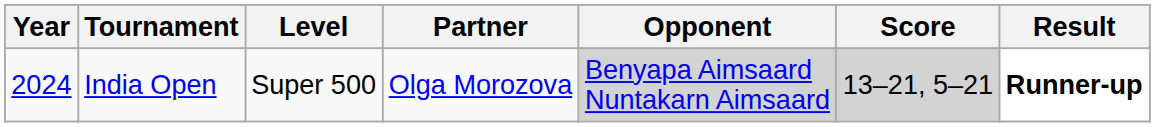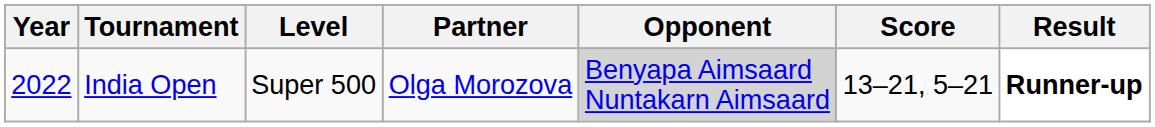(41, 85) 2024 -> (41, 85) 2022
(918, 85) lightgrey background -> (918, 85) no background
